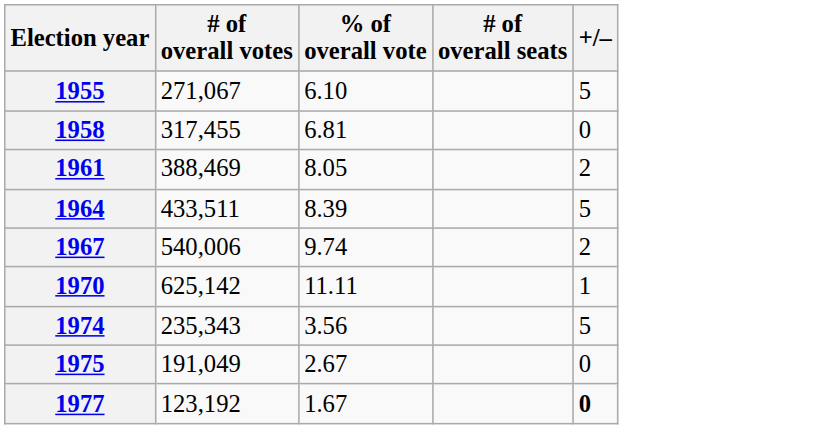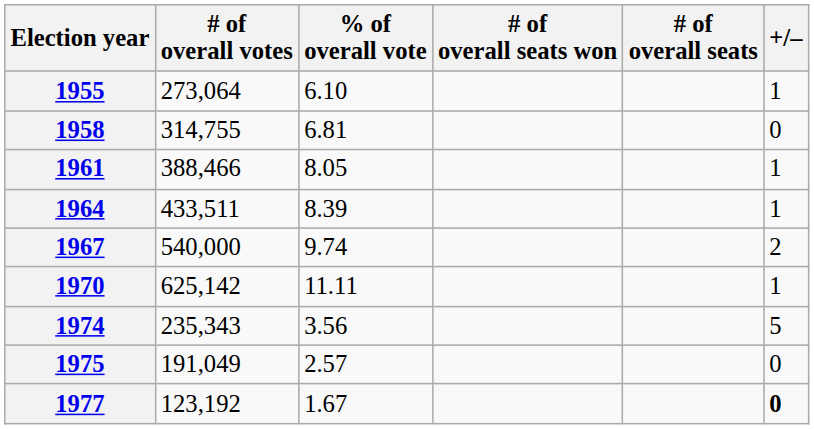+ column: (528, 37)
(201, 90) 271,067 -> (201, 90) 273,064
(585, 90) 5 -> (775, 90) 1
(201, 129) 317,455 -> (201, 129) 314,755
(201, 168) 388,469 -> (201, 168) 388,466
(585, 168) 2 -> (775, 168) 1
(585, 208) 5 -> (775, 208) 1
(201, 247) 540,006 -> (201, 247) 540,000
(326, 364) 2.67 -> (326, 364) 2.57
